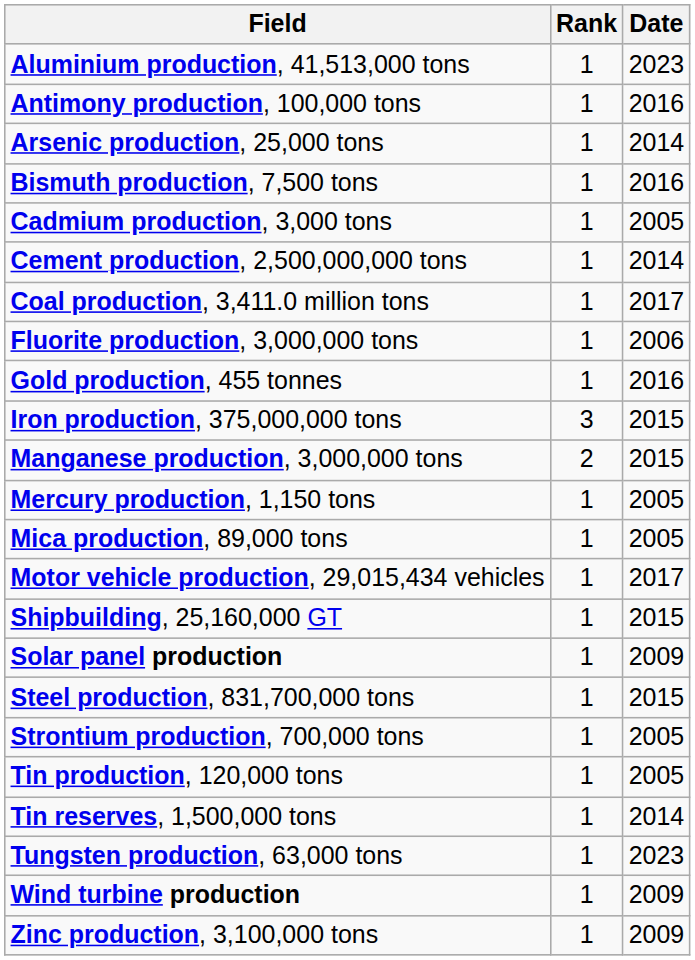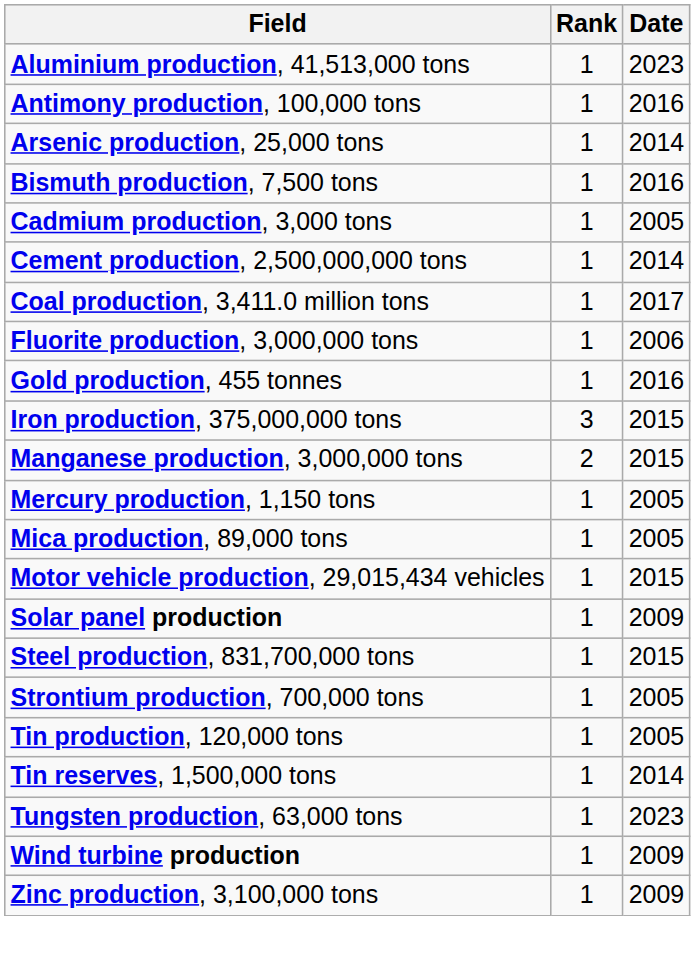(656, 578) 2017 -> (656, 578) 2015
- row: (176, 618)
